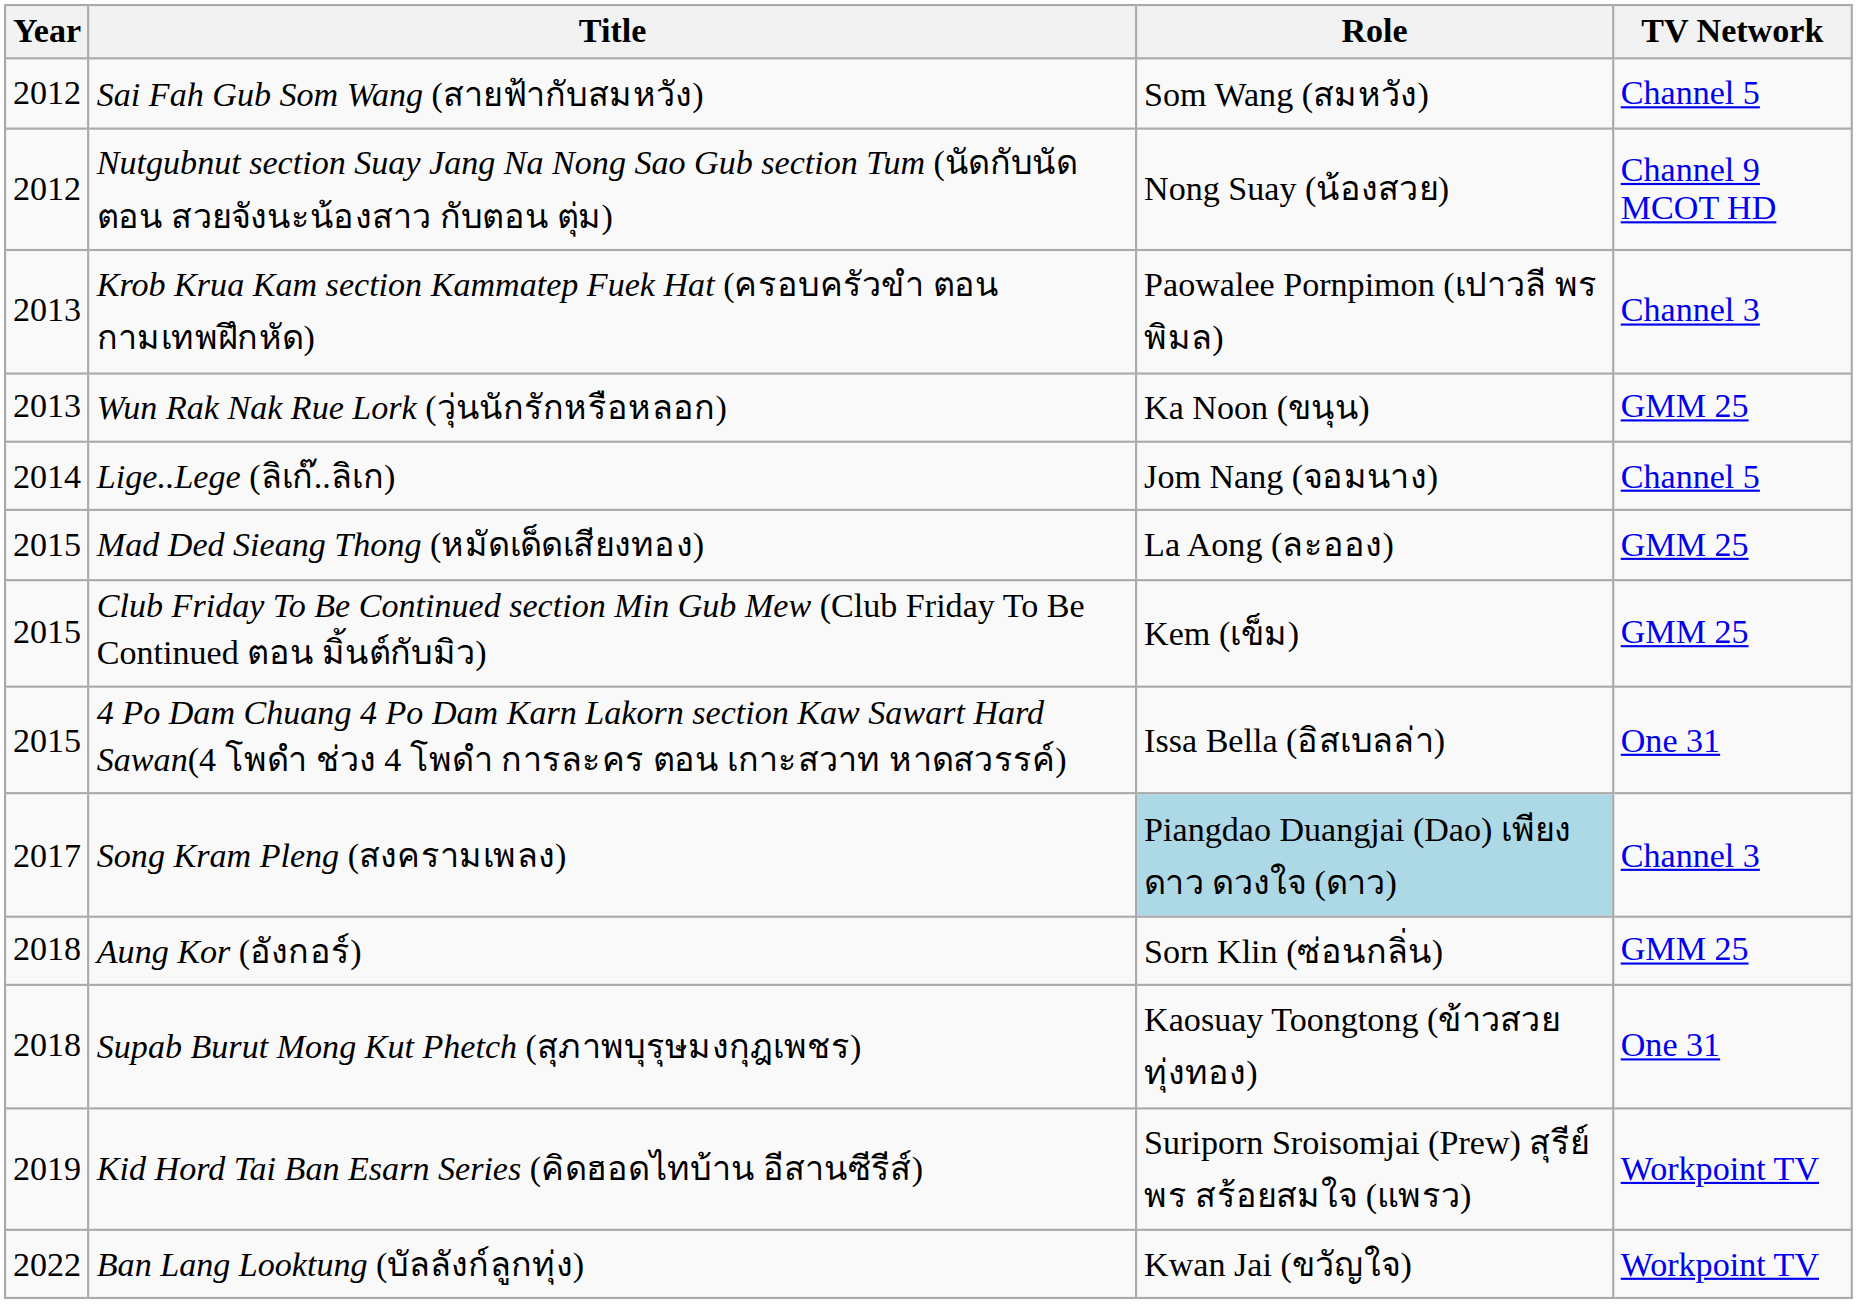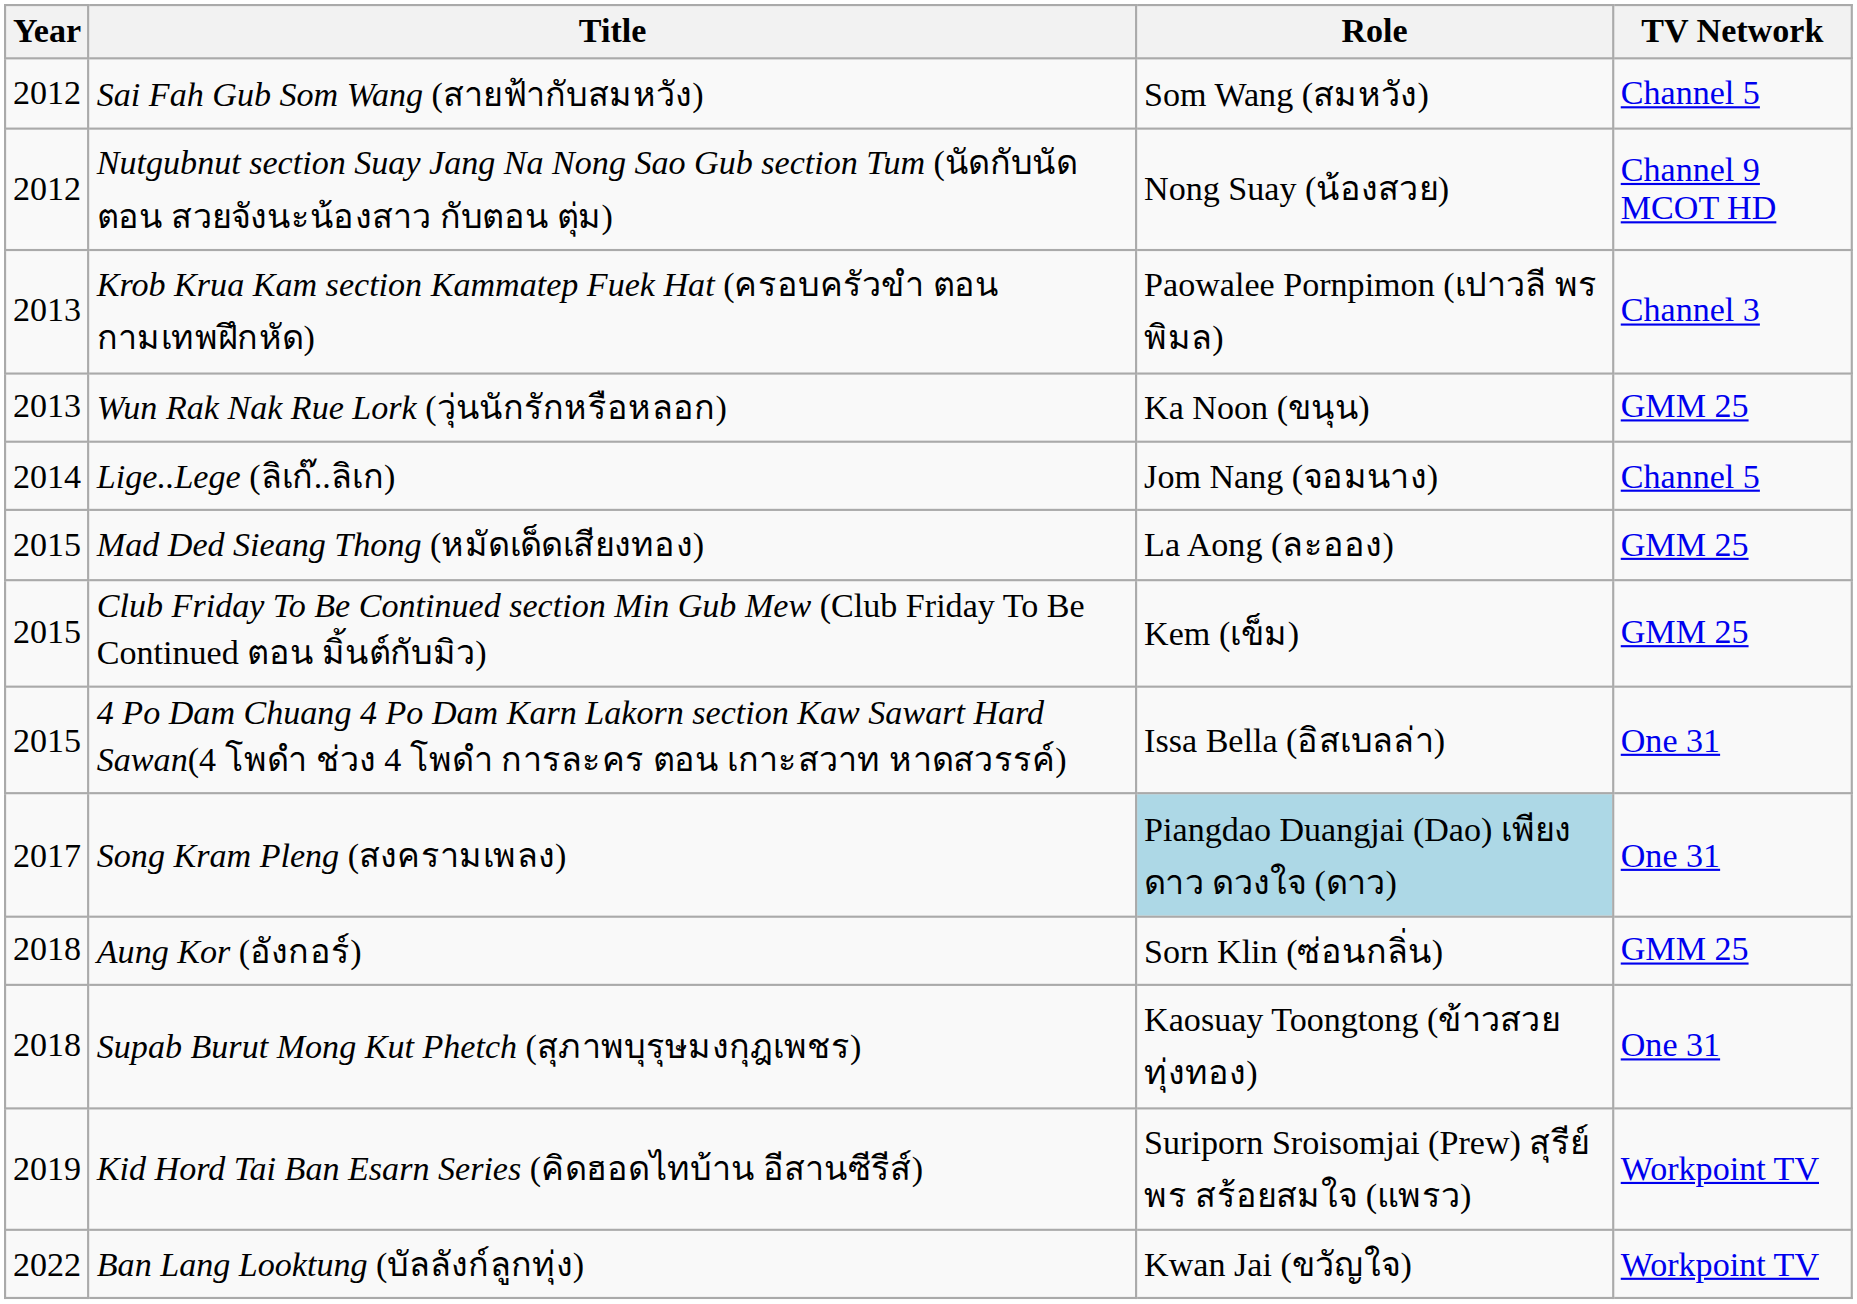(1690, 854) Channel 3 -> (1670, 854) One 31
